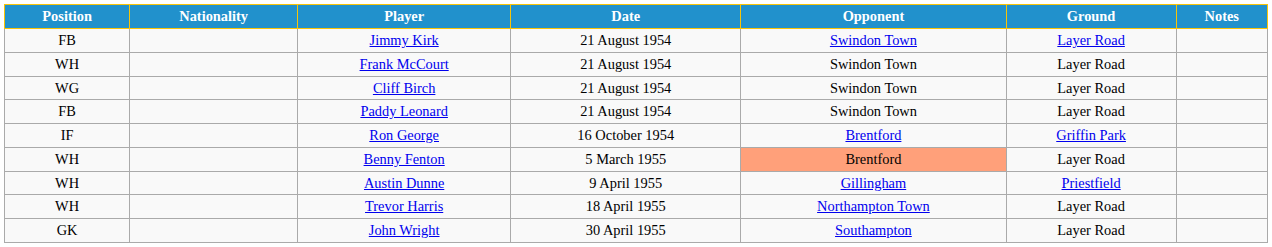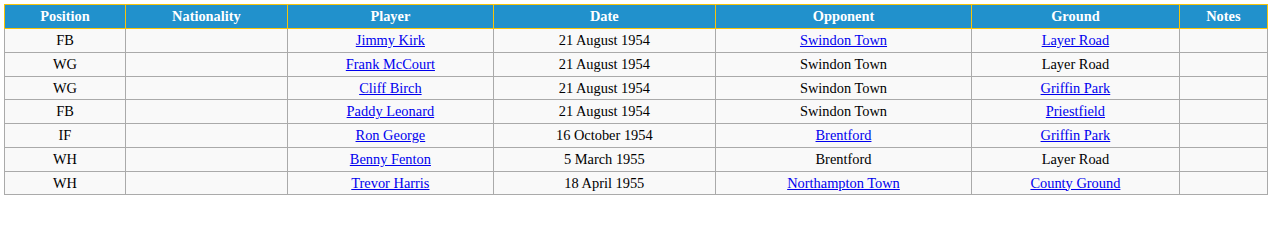(67, 64) WH -> (65, 64) WG
(1091, 88) Layer Road -> (1075, 88) Griffin Park
(1091, 111) Layer Road -> (1075, 111) Priestfield
(873, 159) lightsalmon background -> (843, 159) no background
- row: (404, 183)
(1091, 206) Layer Road -> (1075, 183) County Ground
- row: (404, 230)
